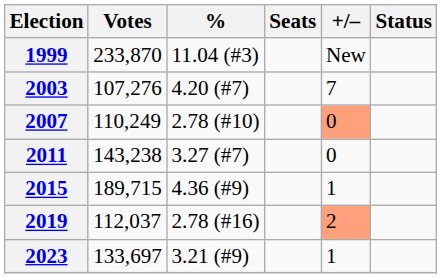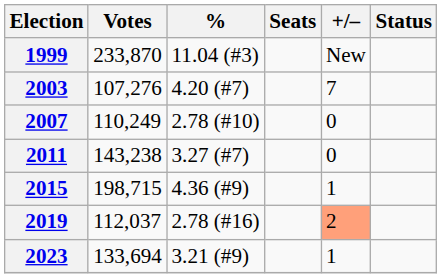(331, 121) lightsalmon background -> (331, 121) no background
(128, 188) 189,715 -> (128, 188) 198,715
(128, 255) 133,697 -> (128, 255) 133,694
